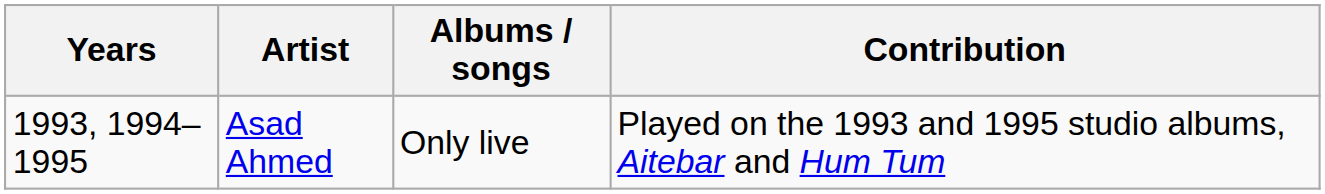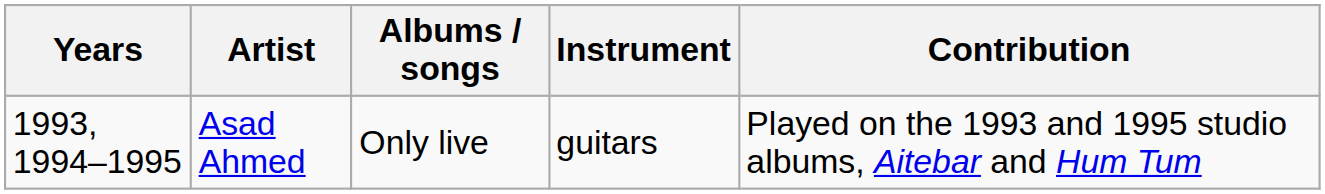+ column: (644, 50)
